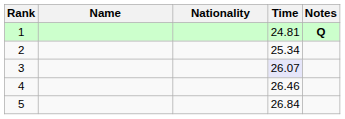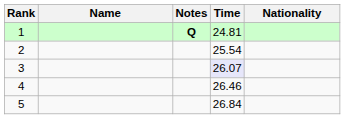columns swapped: (220, 13) <-> (321, 13)
(285, 50) 25.34 -> (227, 50) 25.54
